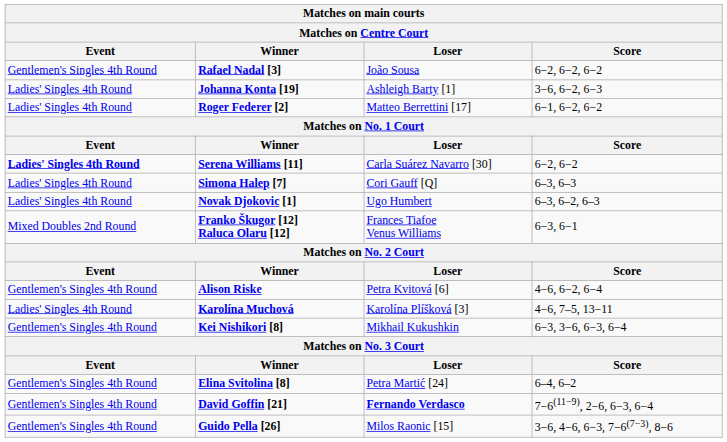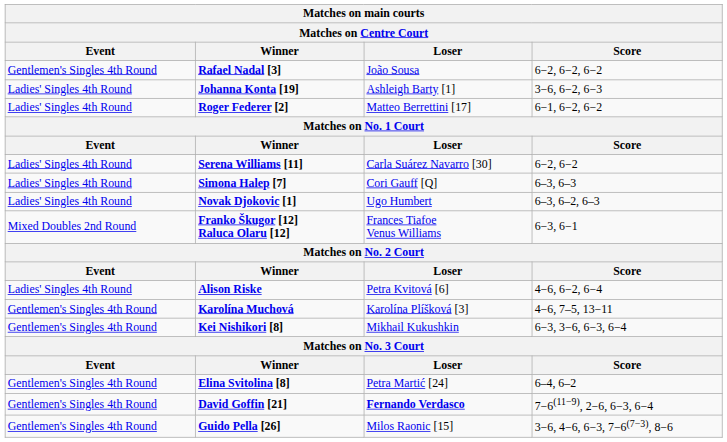(74, 164) bold -> (70, 164) normal
(82, 290) Gentlemen's Singles 4th Round -> (70, 290) Ladies' Singles 4th Round
(70, 308) Ladies' Singles 4th Round -> (82, 308) Gentlemen's Singles 4th Round
